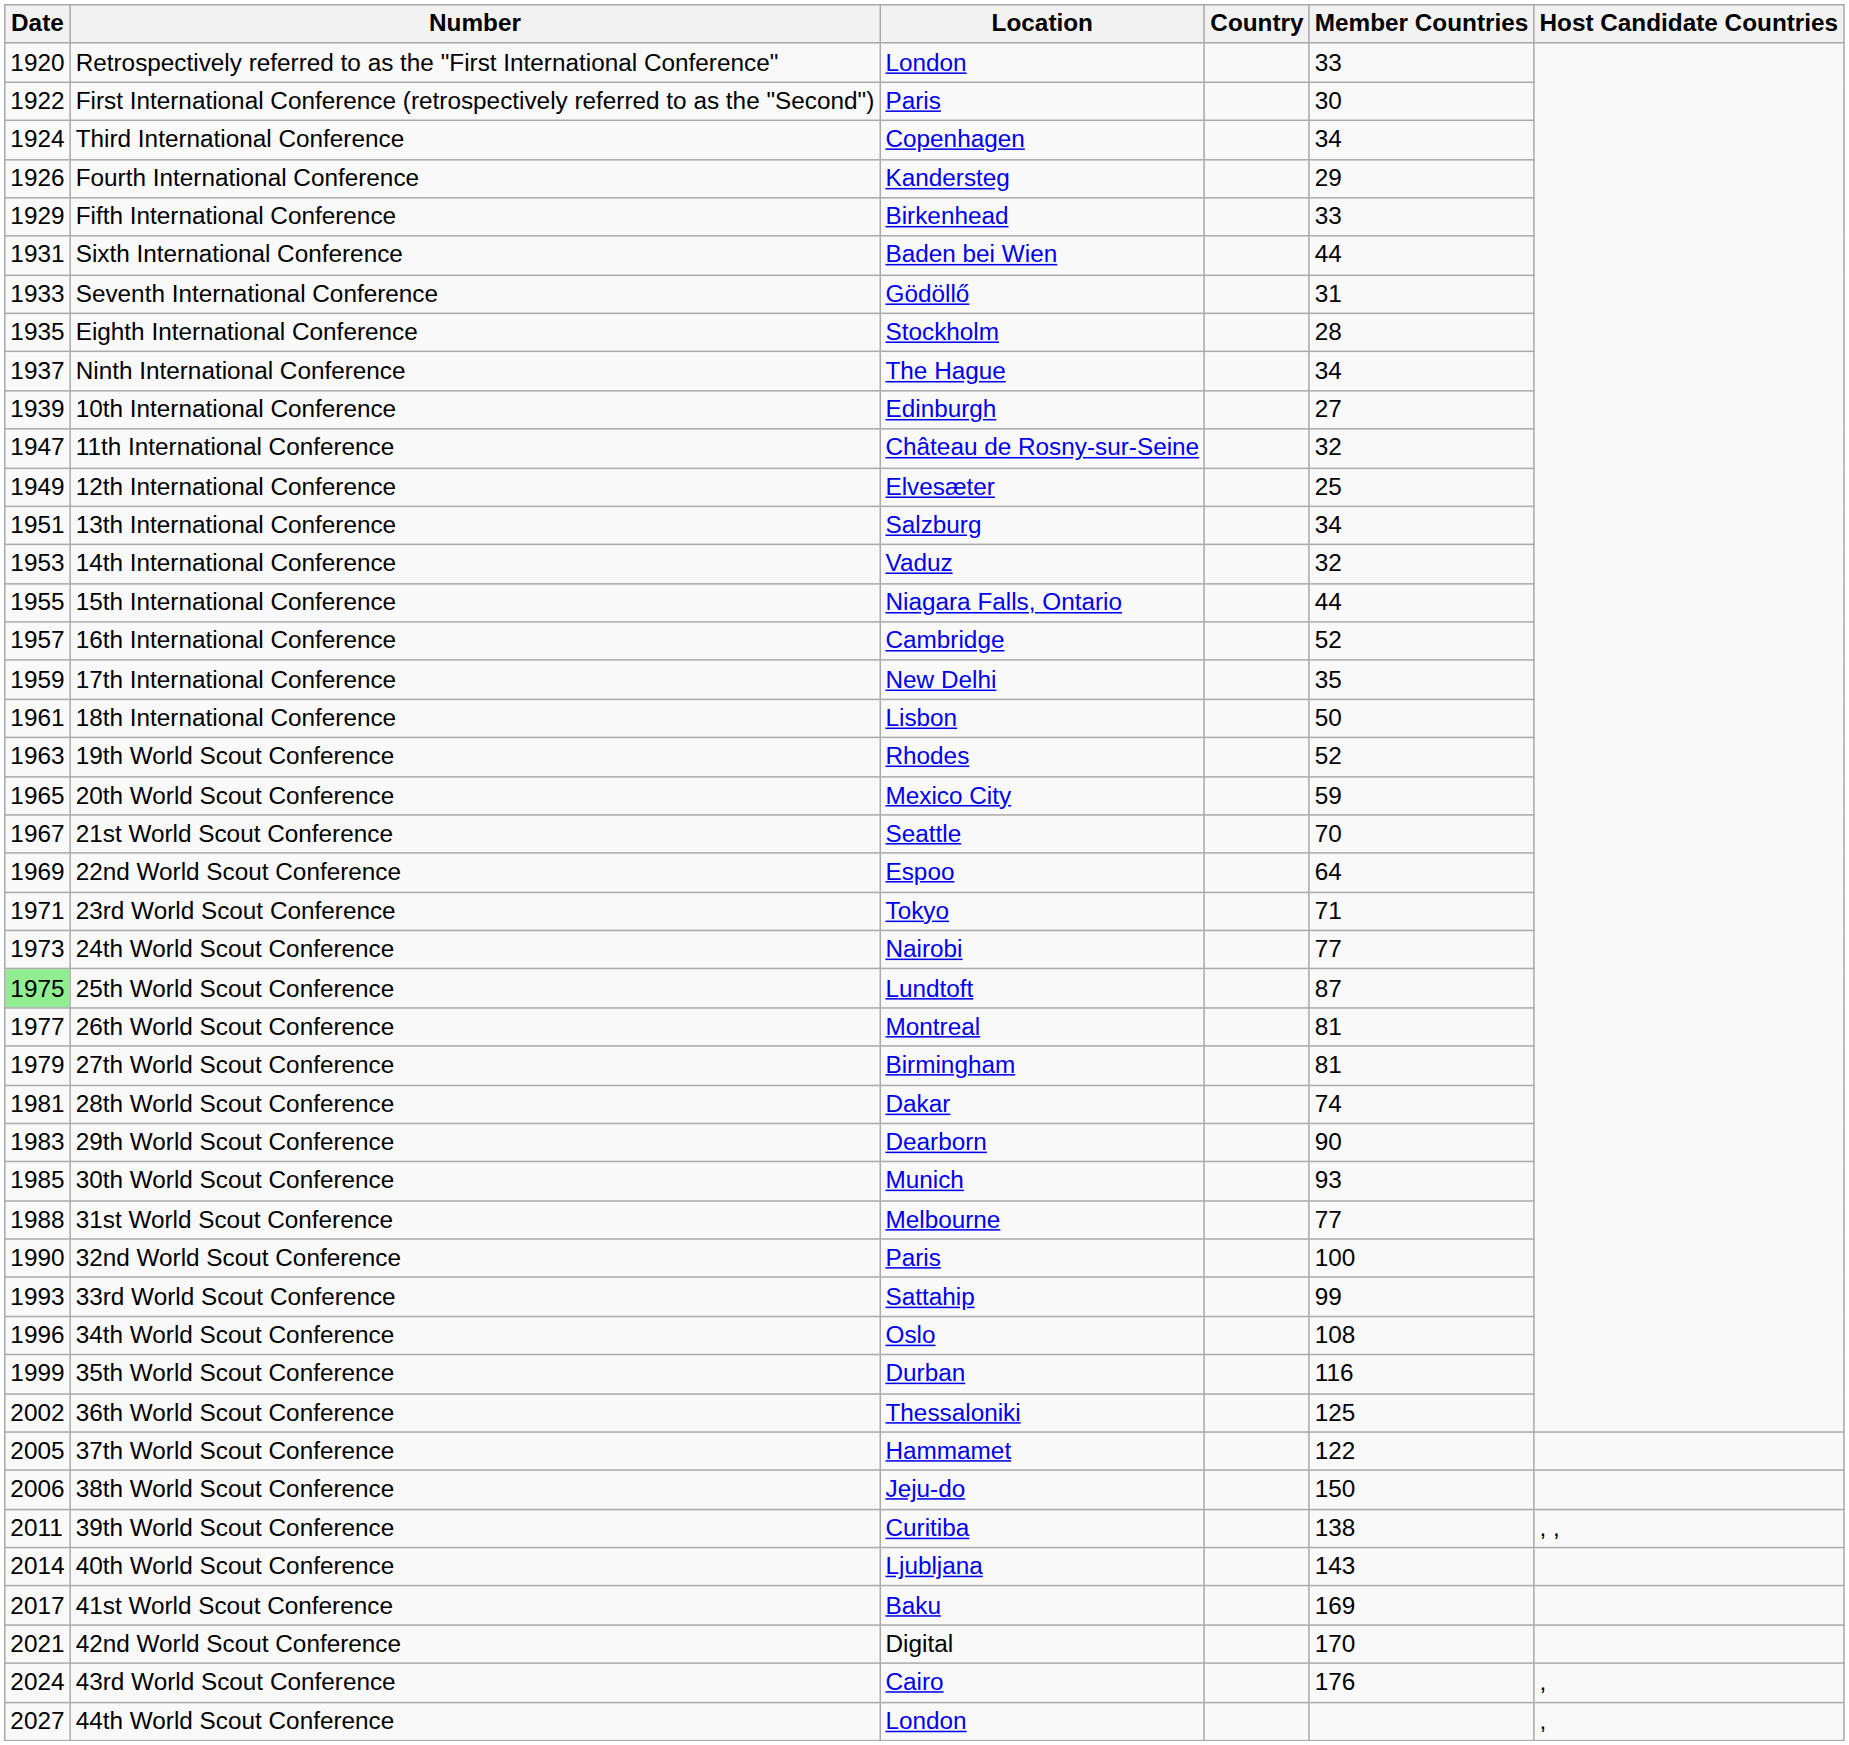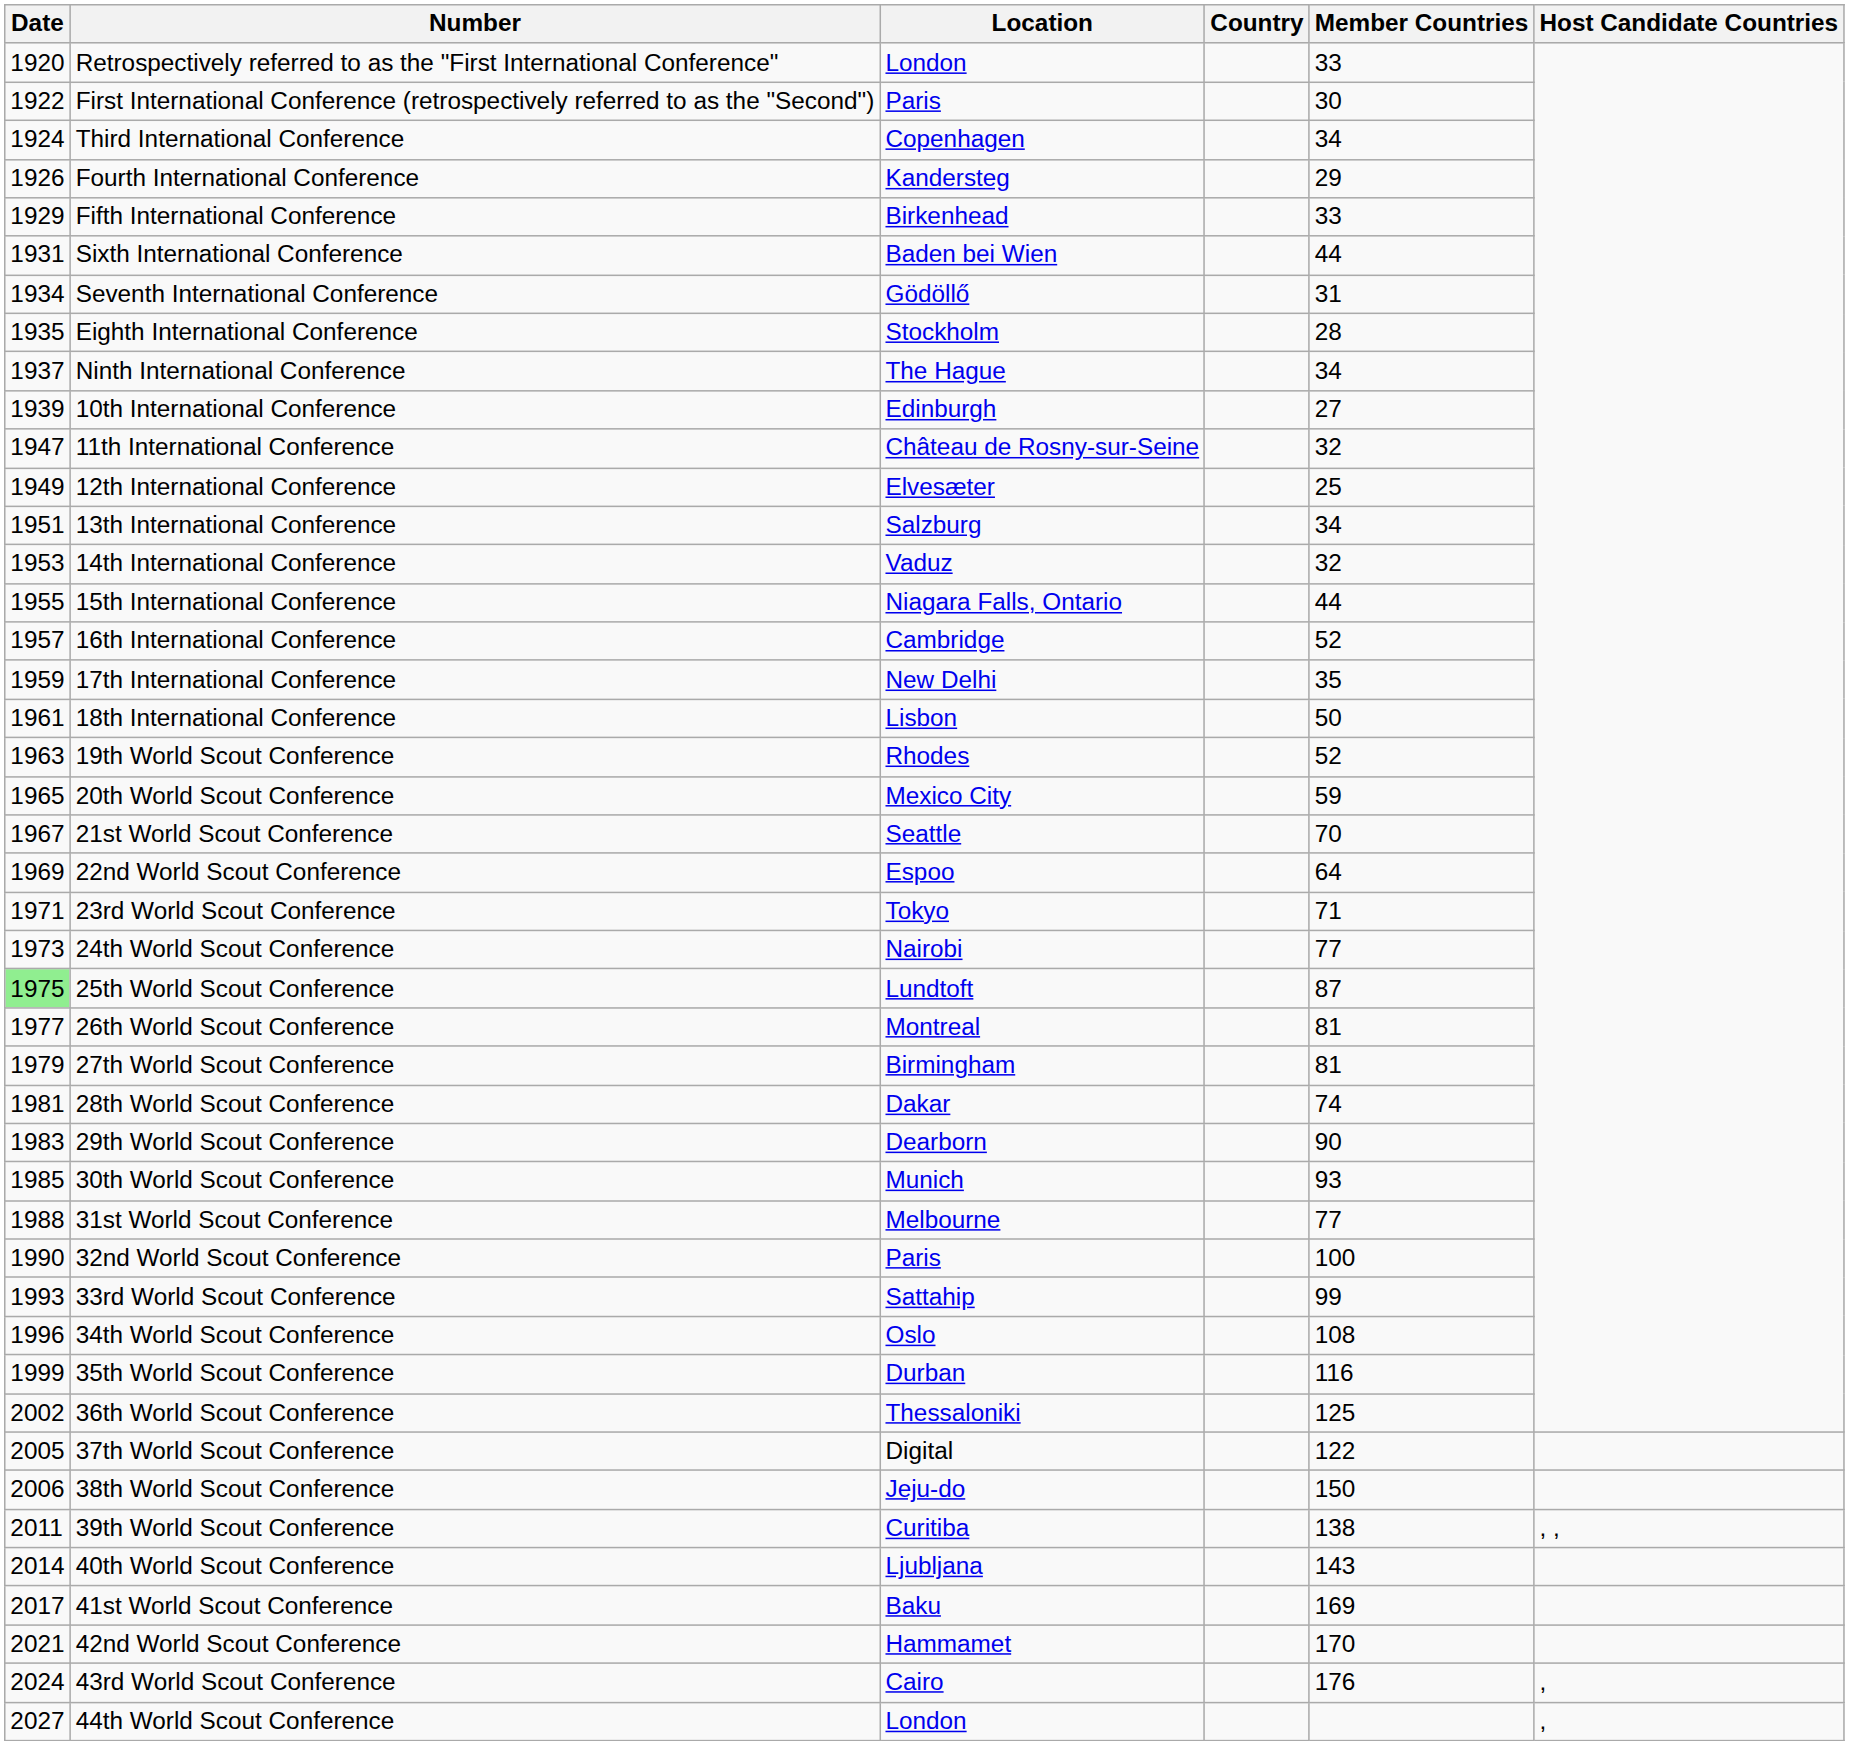(37, 293) 1933 -> (37, 293) 1934
(948, 1450) Hammamet -> (919, 1450) Digital
(919, 1643) Digital -> (948, 1643) Hammamet
